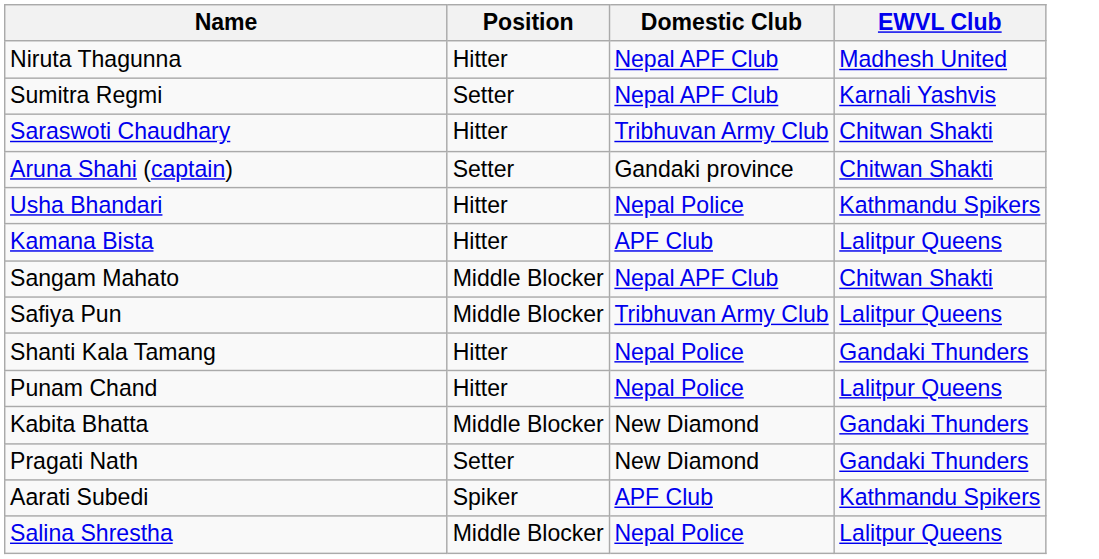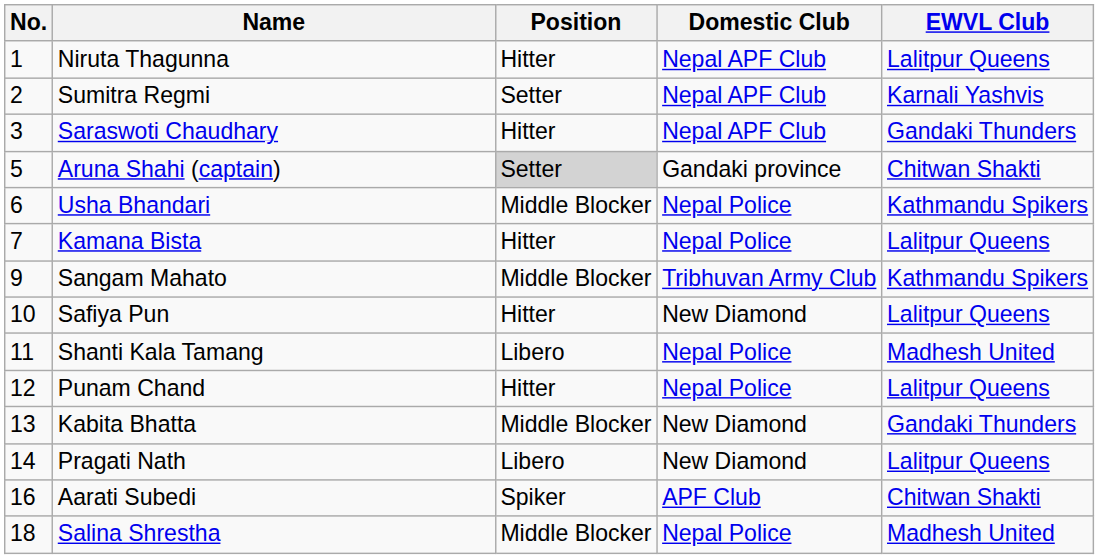+ column: (29, 22)
(923, 59) Madhesh United -> (968, 59) Lalitpur Queens
(722, 132) Tribhuvan Army Club -> (744, 132) Nepal APF Club
(916, 132) Chitwan Shakti -> (982, 132) Gandaki Thunders
(483, 168) no background -> (531, 168) lightgrey background
(480, 205) Hitter -> (576, 205) Middle Blocker
(664, 242) APF Club -> (727, 242) Nepal Police
(696, 278) Nepal APF Club -> (769, 278) Tribhuvan Army Club
(916, 278) Chitwan Shakti -> (988, 278) Kathmandu Spikers
(528, 315) Middle Blocker -> (528, 315) Hitter
(722, 315) Tribhuvan Army Club -> (734, 315) New Diamond
(480, 351) Hitter -> (532, 351) Libero
(934, 351) Gandaki Thunders -> (971, 351) Madhesh United
(483, 461) Setter -> (532, 461) Libero
(934, 461) Gandaki Thunders -> (968, 461) Lalitpur Queens
(940, 497) Kathmandu Spikers -> (964, 497) Chitwan Shakti
(921, 534) Lalitpur Queens -> (971, 534) Madhesh United
